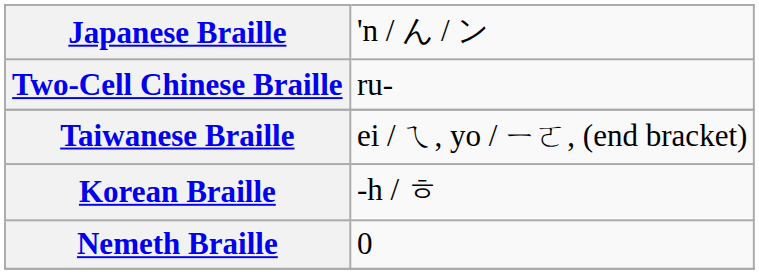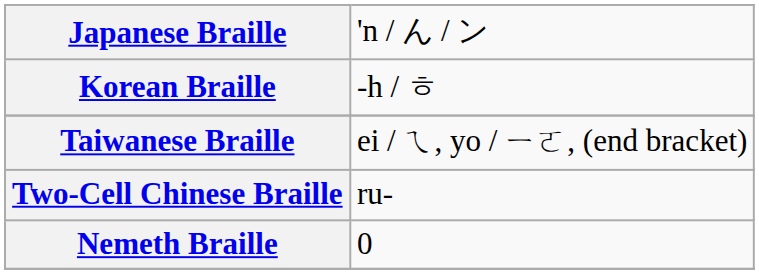rows swapped: (177, 191) <-> (177, 84)
